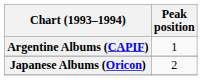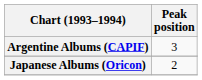(174, 46) 1 -> (174, 46) 3
